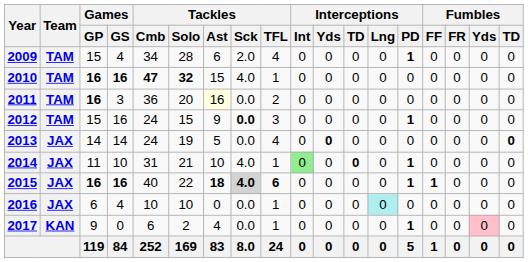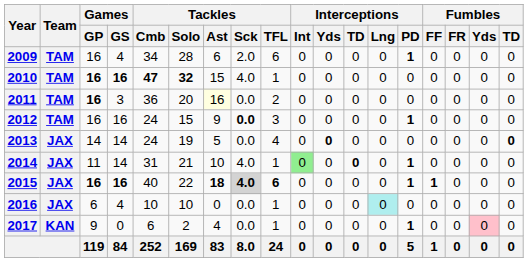(94, 57) 15 -> (94, 57) 16
(276, 57) 4 -> (276, 57) 6
(94, 120) 15 -> (94, 120) 16
(120, 162) 10 -> (120, 162) 14
